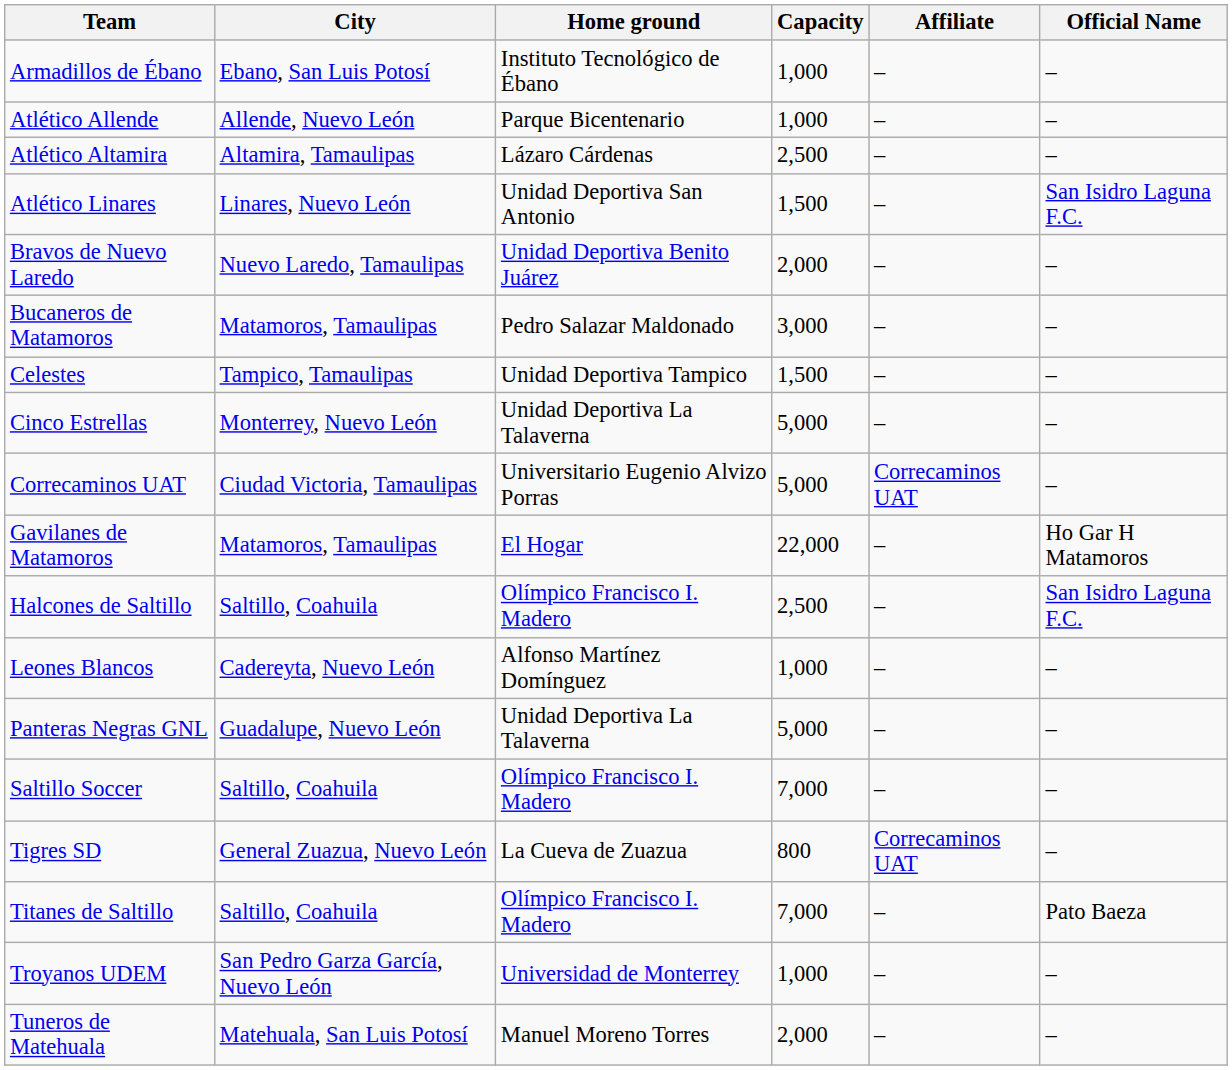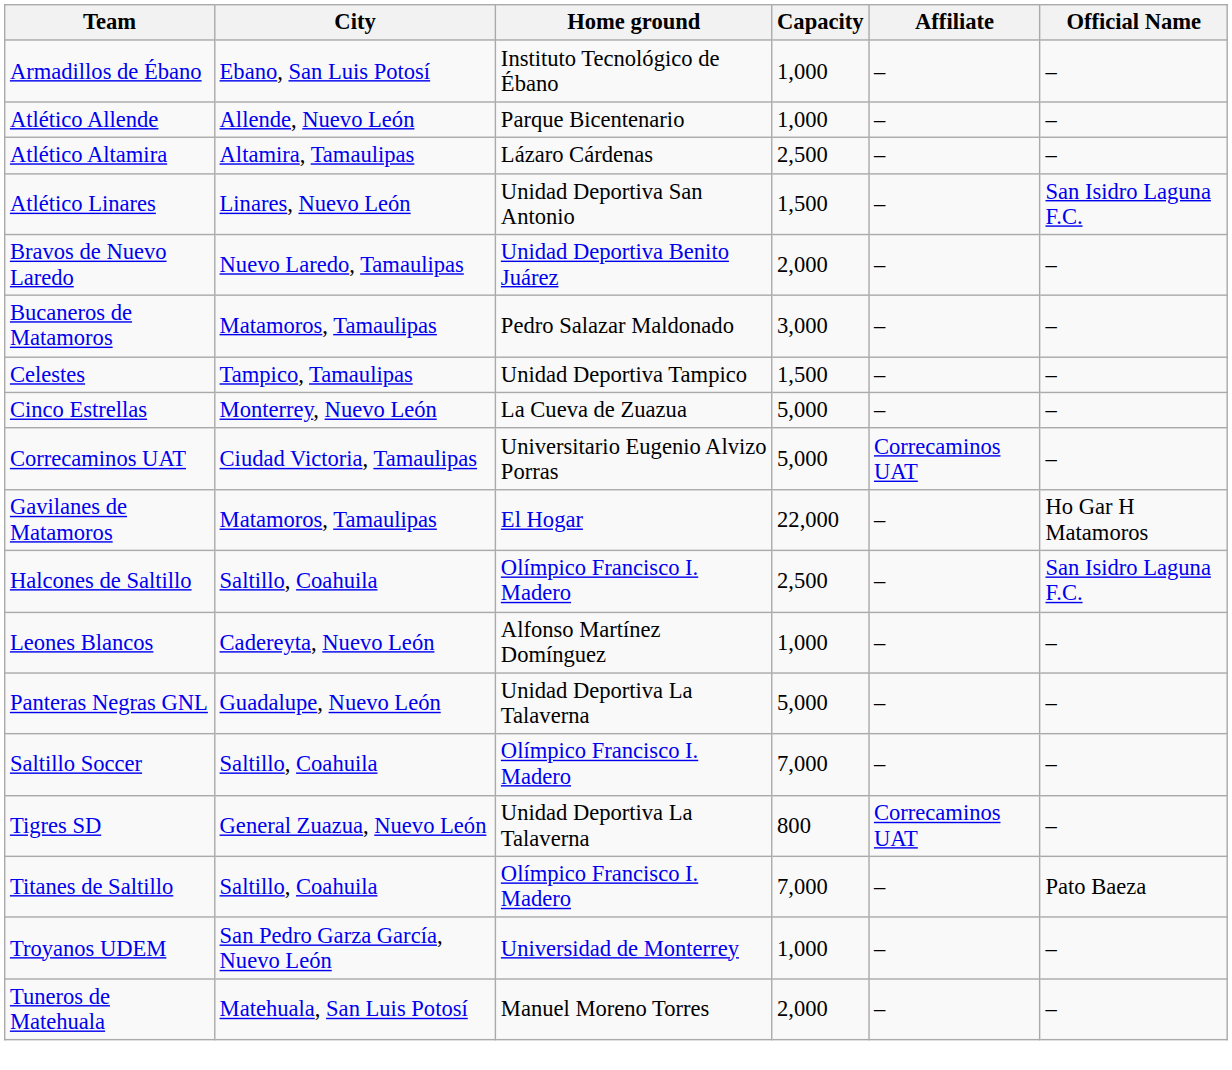(597, 422) Unidad Deportiva La Talaverna -> (594, 410) La Cueva de Zuazua
(594, 850) La Cueva de Zuazua -> (597, 825) Unidad Deportiva La Talaverna
